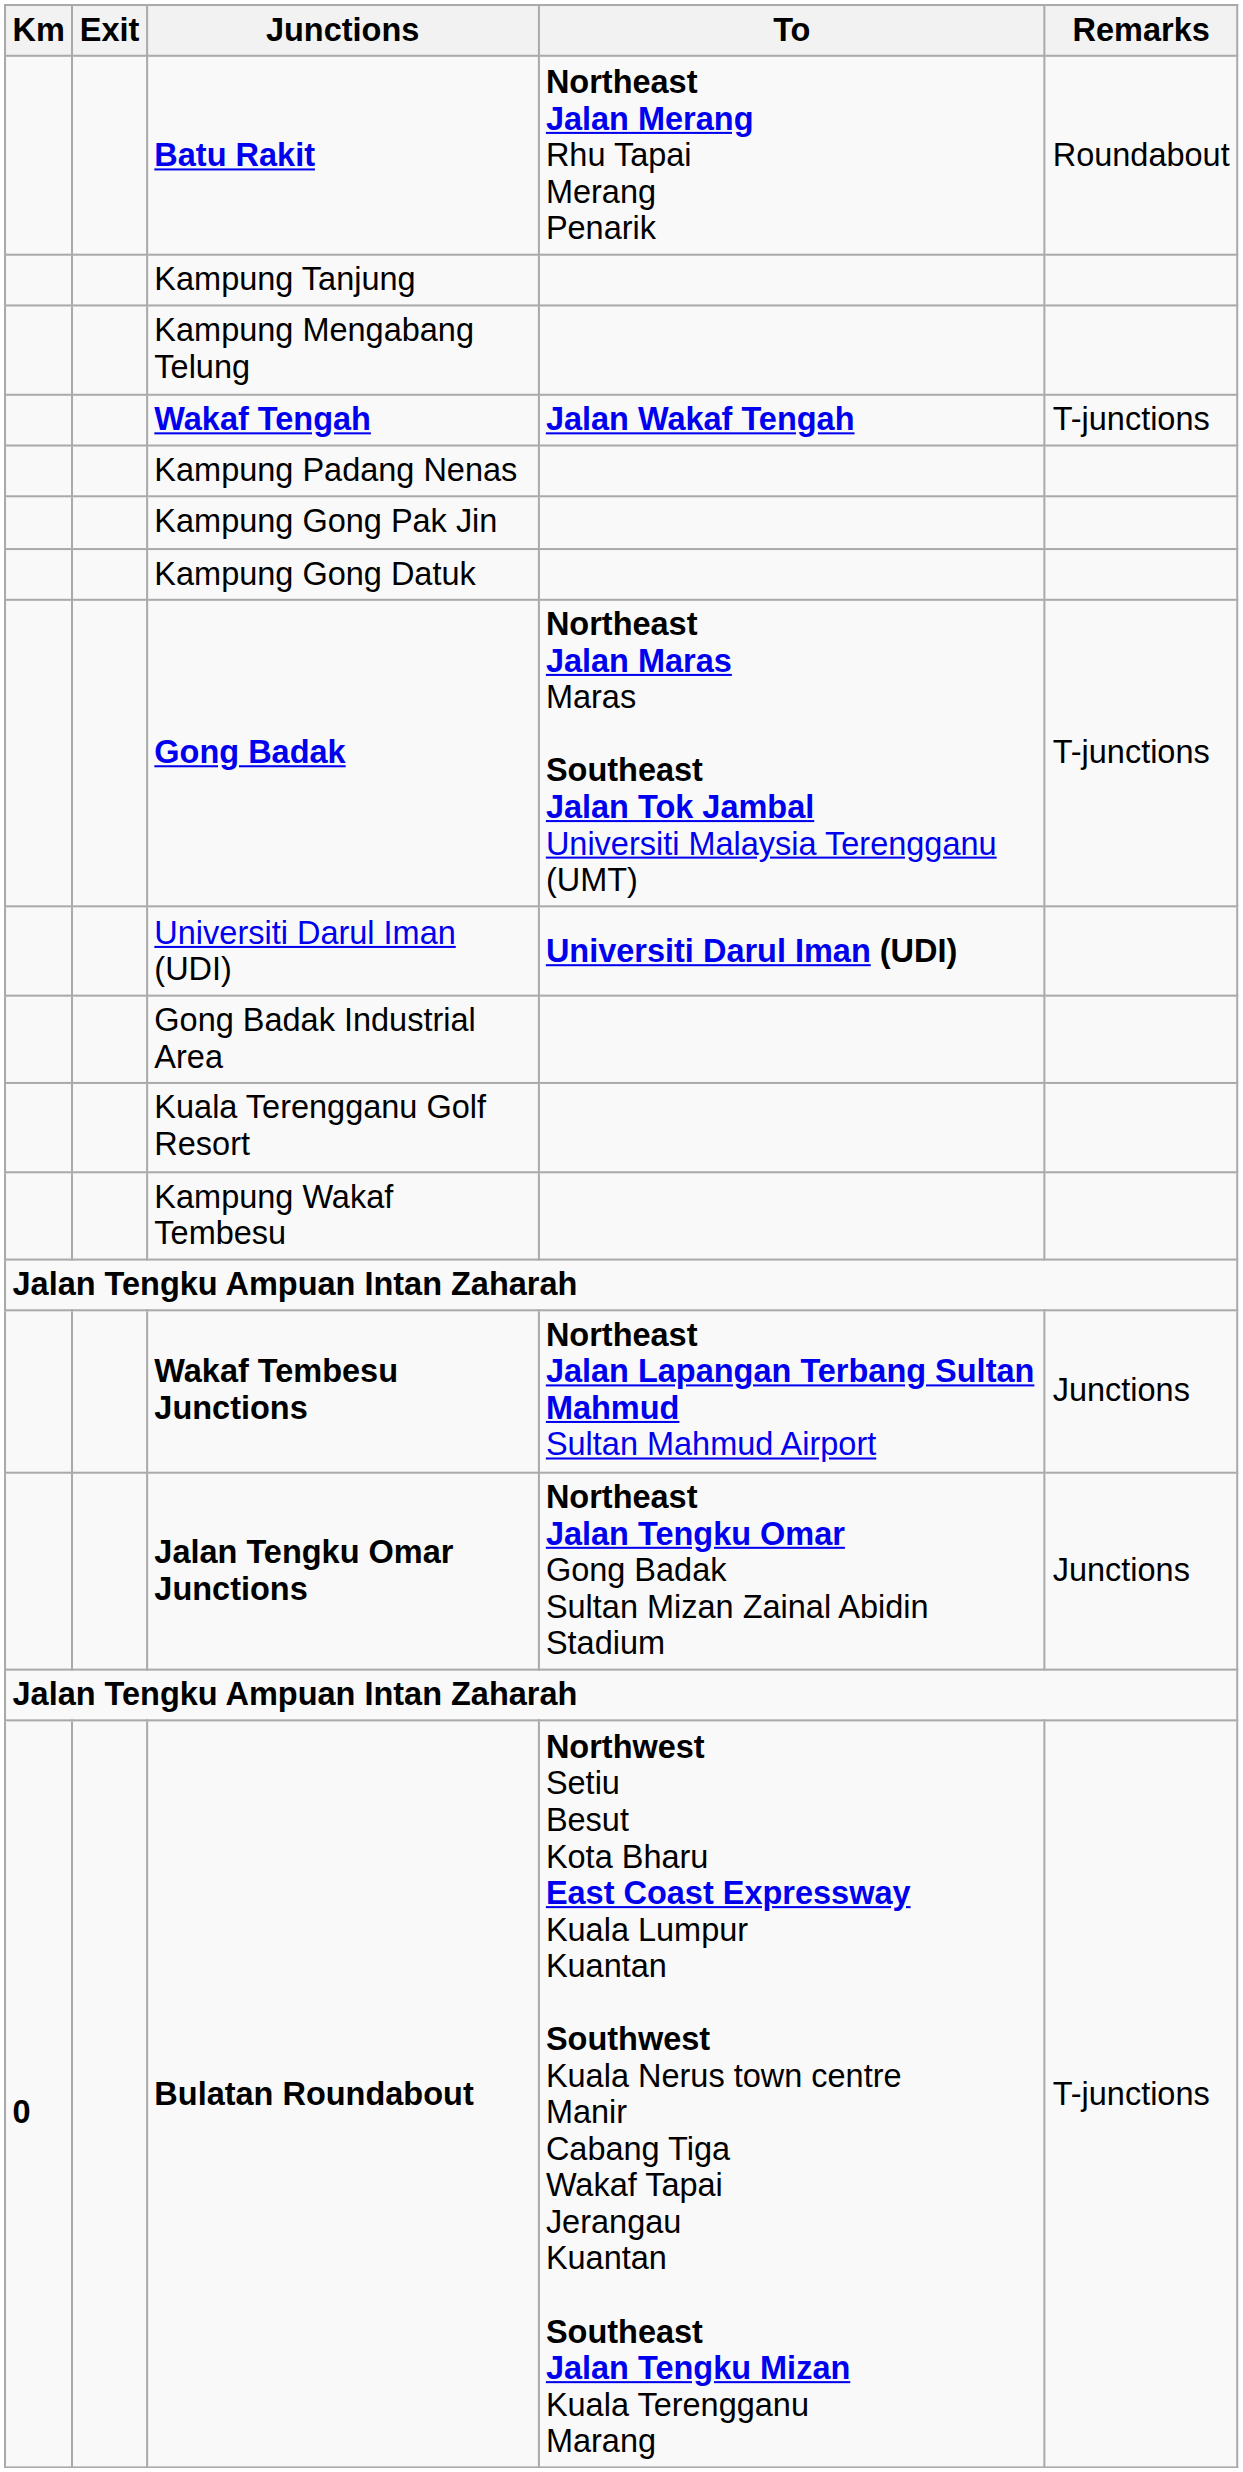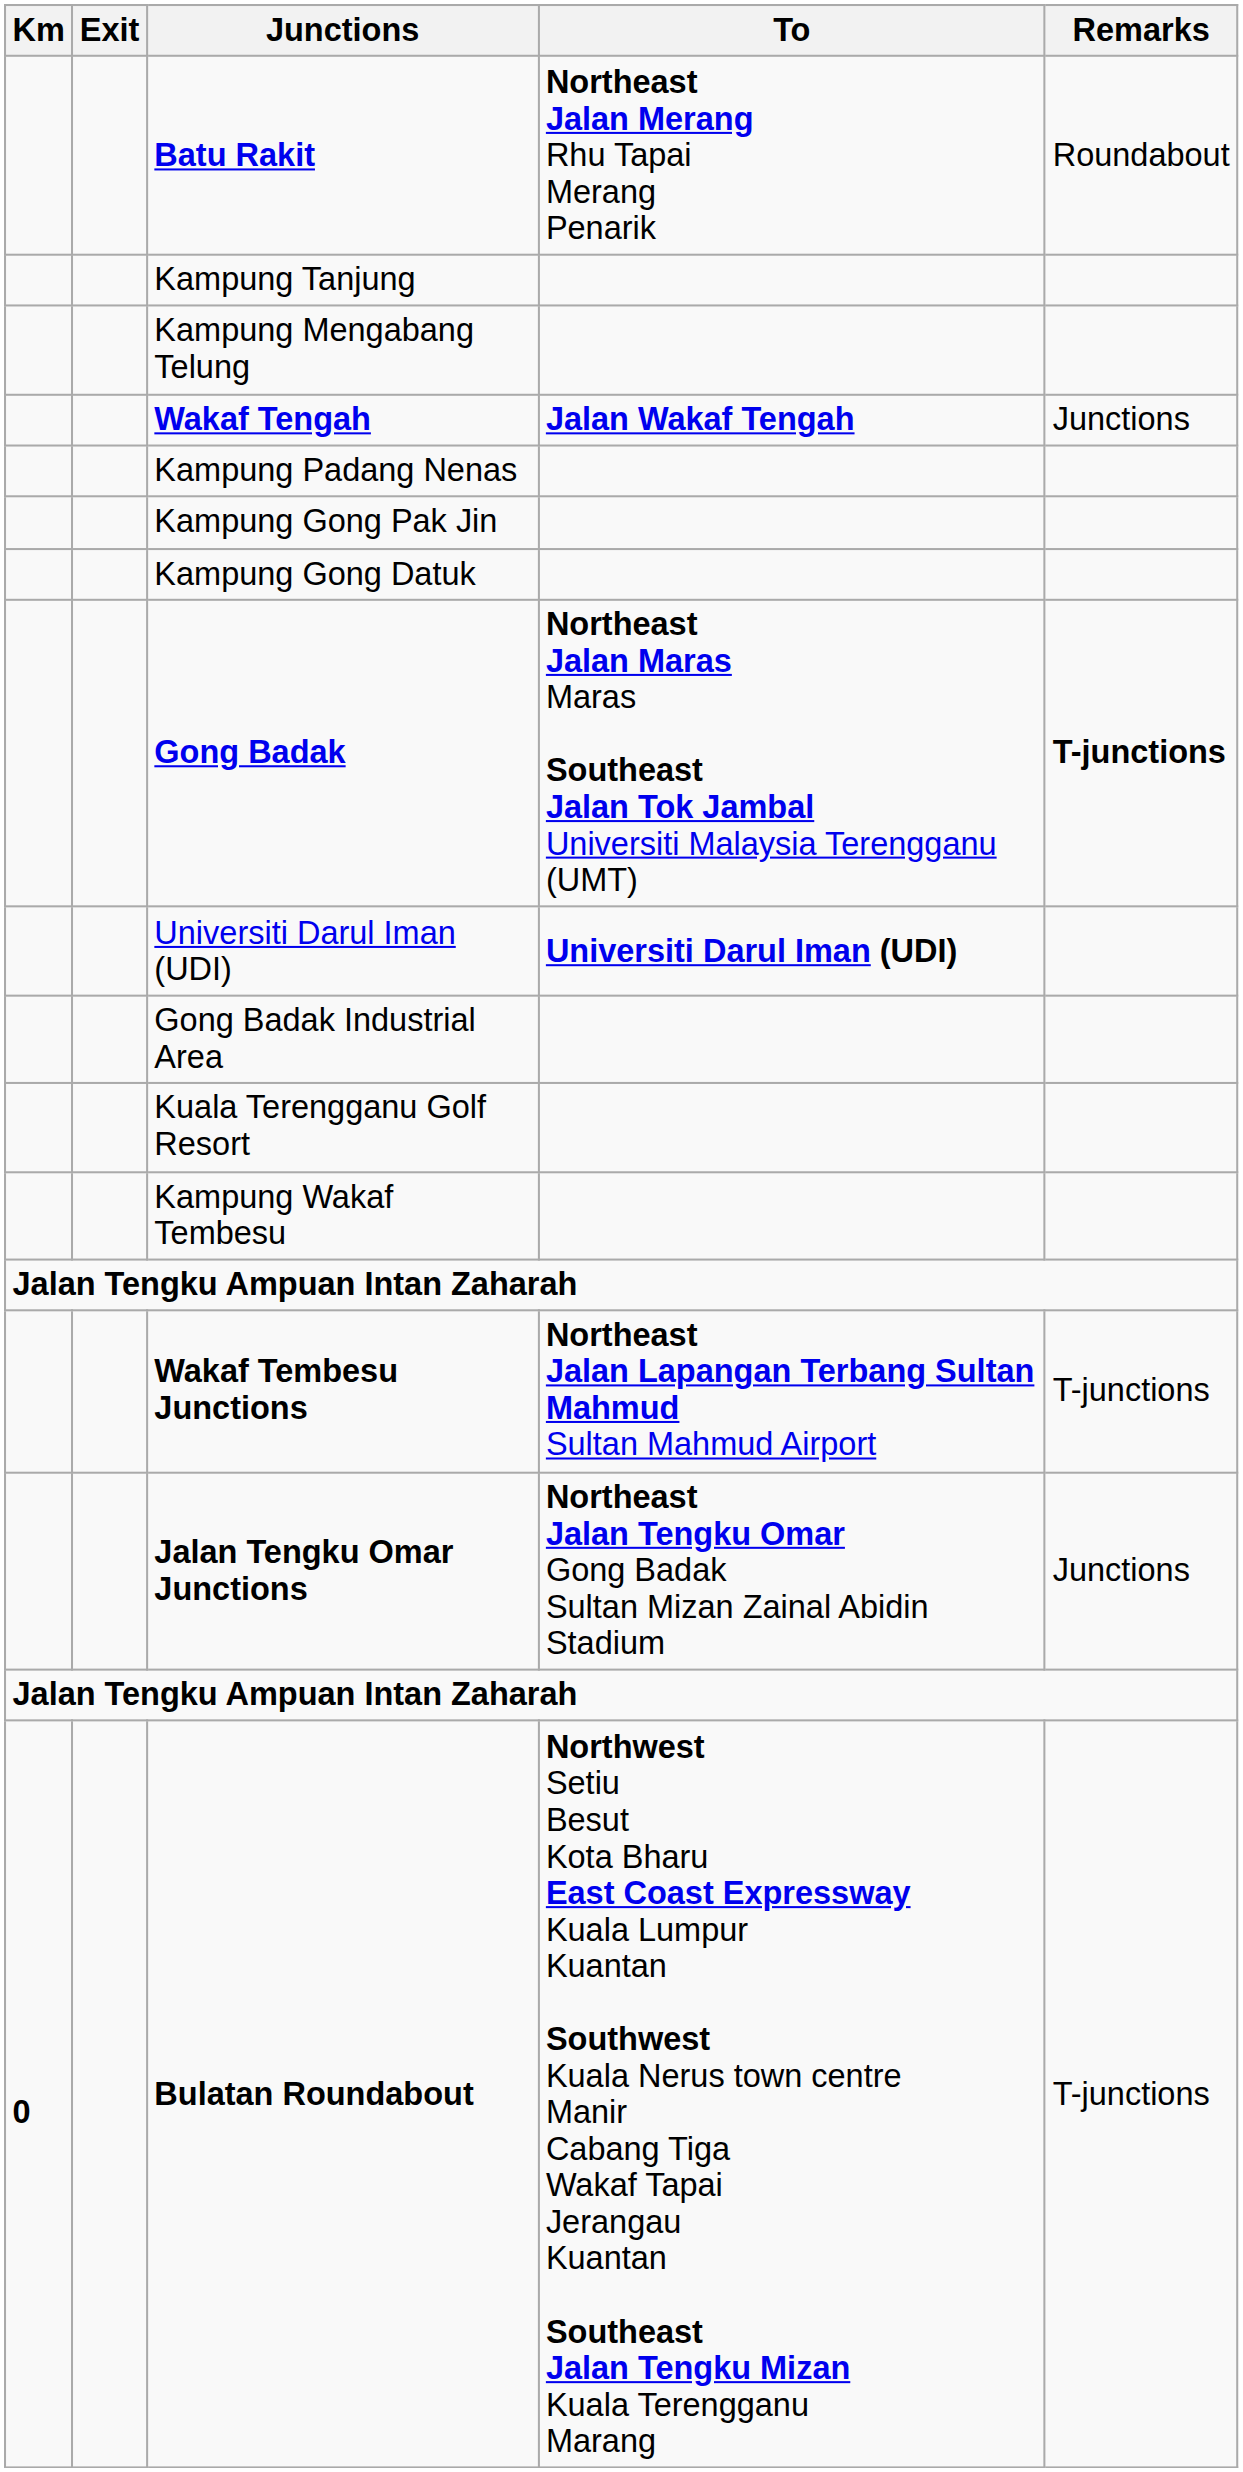(1131, 419) T-junctions -> (1121, 419) Junctions
(1131, 752) normal -> (1139, 752) bold
(1121, 1390) Junctions -> (1131, 1390) T-junctions
